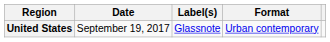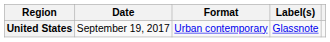columns swapped: (272, 12) <-> (197, 12)
